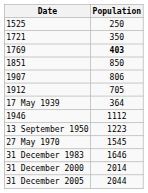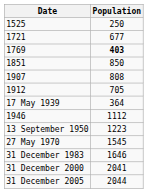(117, 37) 350 -> (117, 37) 677
(117, 77) 806 -> (117, 77) 808
(117, 169) 2014 -> (117, 169) 2041
